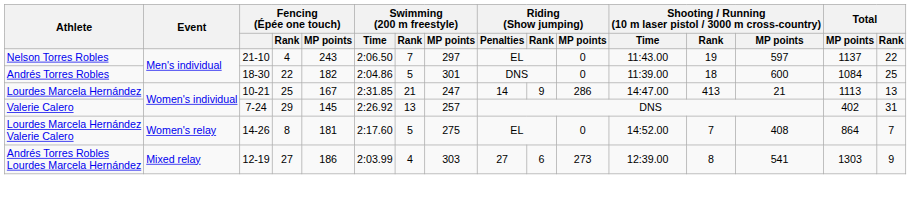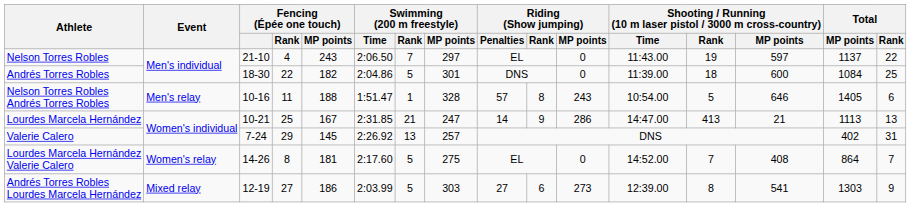+ row: (58, 97)
(410, 160) 4 -> (410, 188) 5
